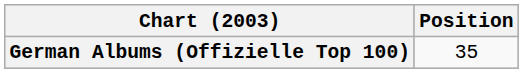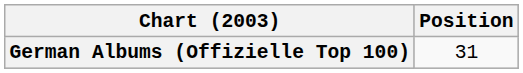(466, 53) 35 -> (466, 53) 31
